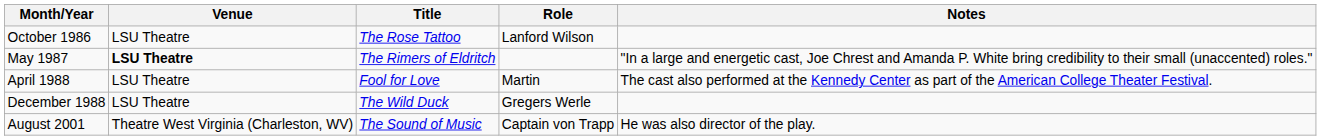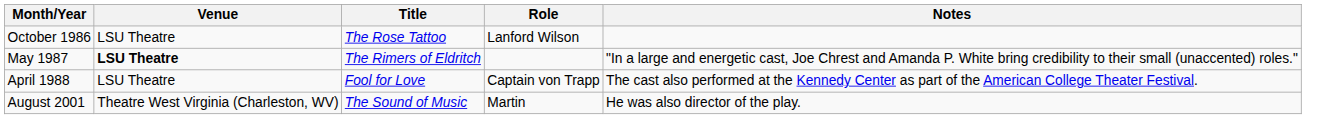(521, 80) Martin -> (543, 80) Captain von Trapp
- row: (57, 102)
(558, 124) Captain von Trapp -> (506, 102) Martin
